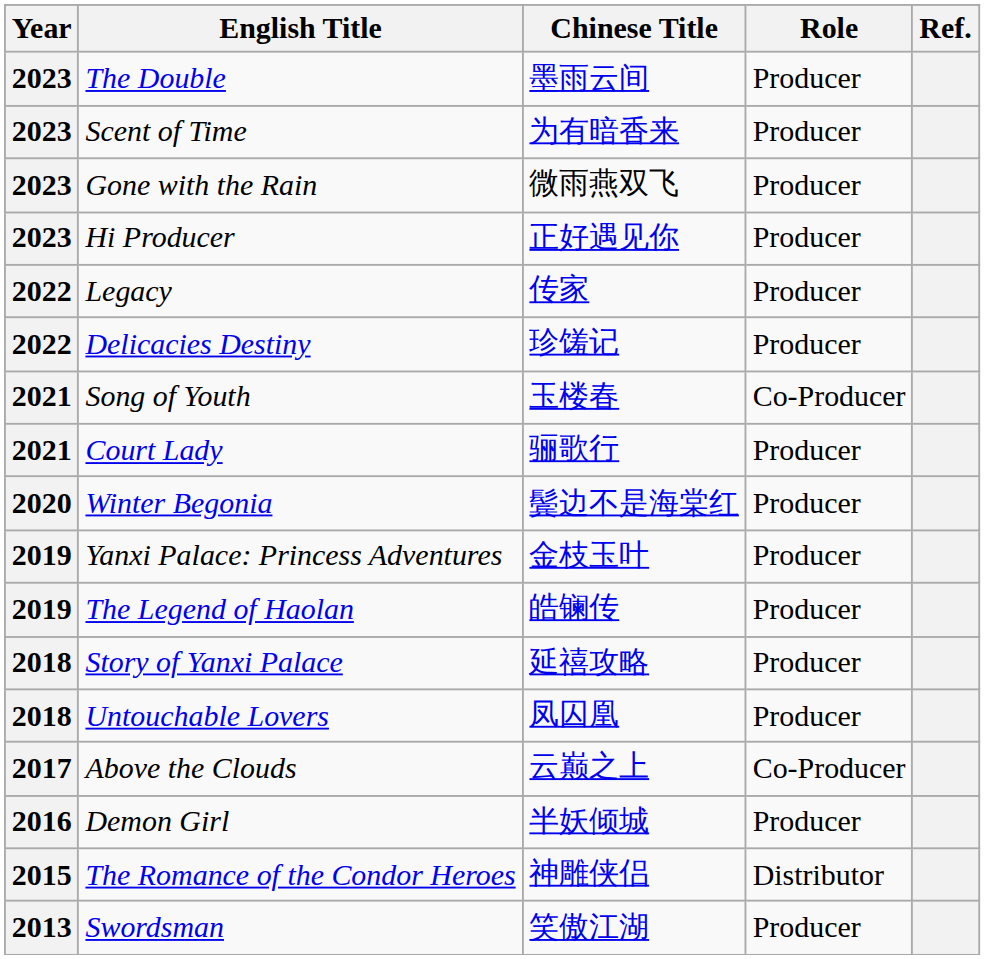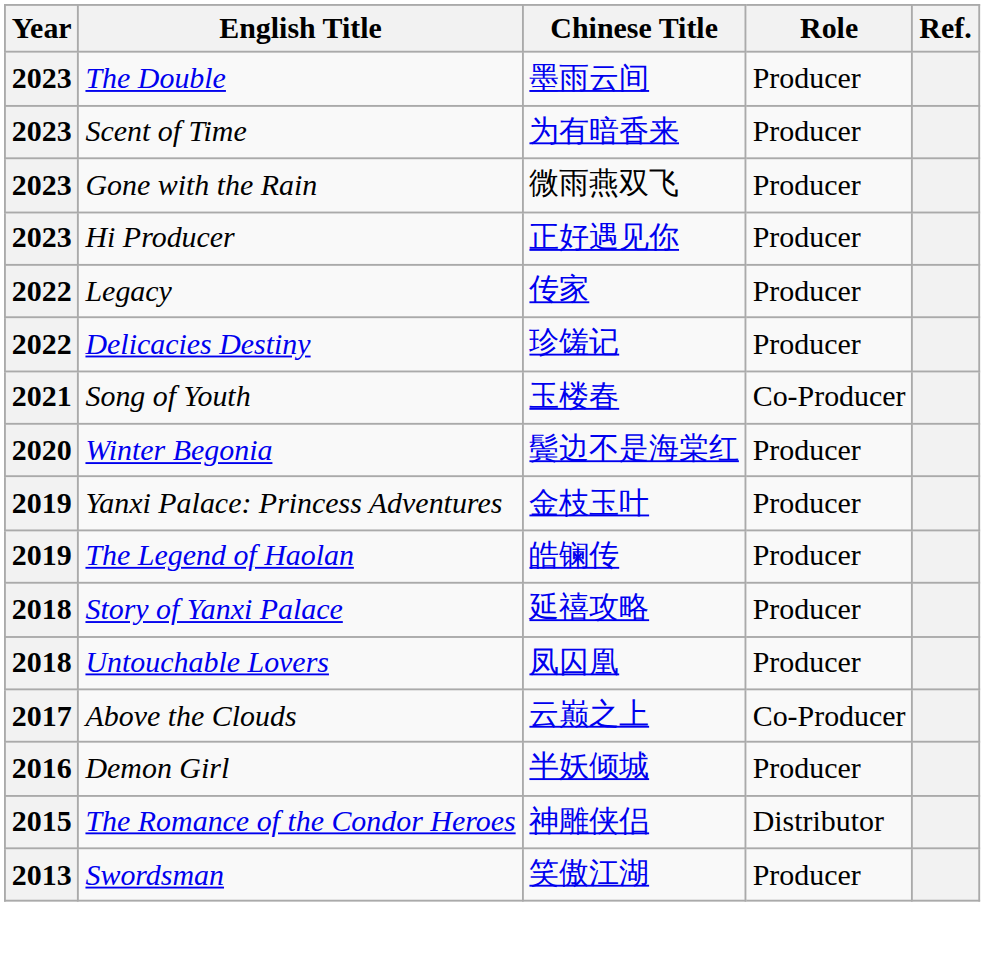- row: (154, 449)
